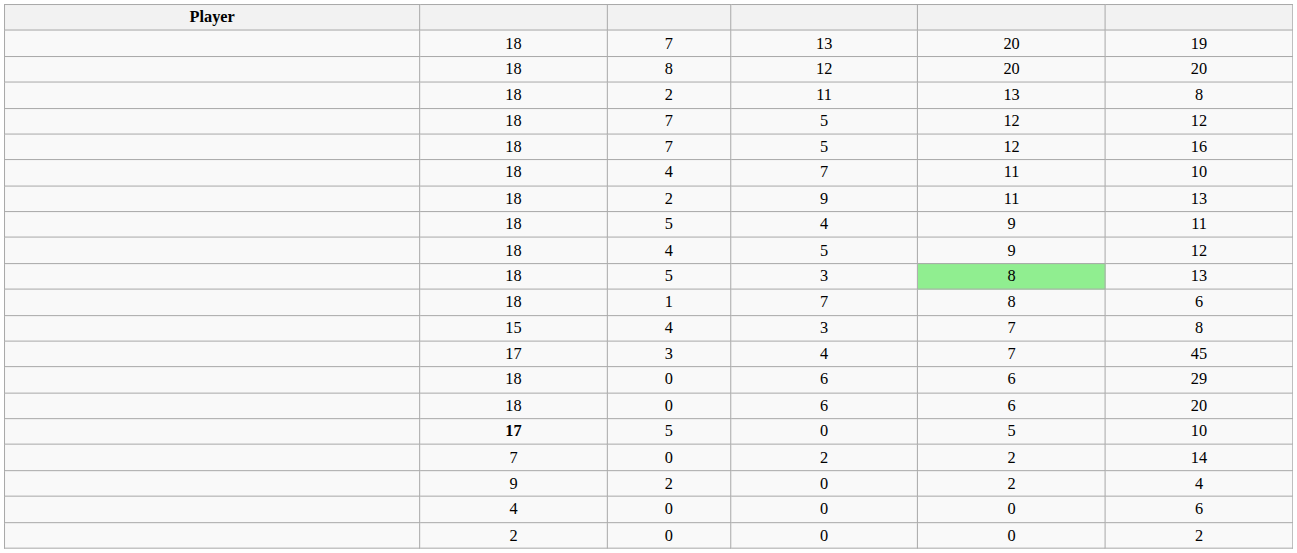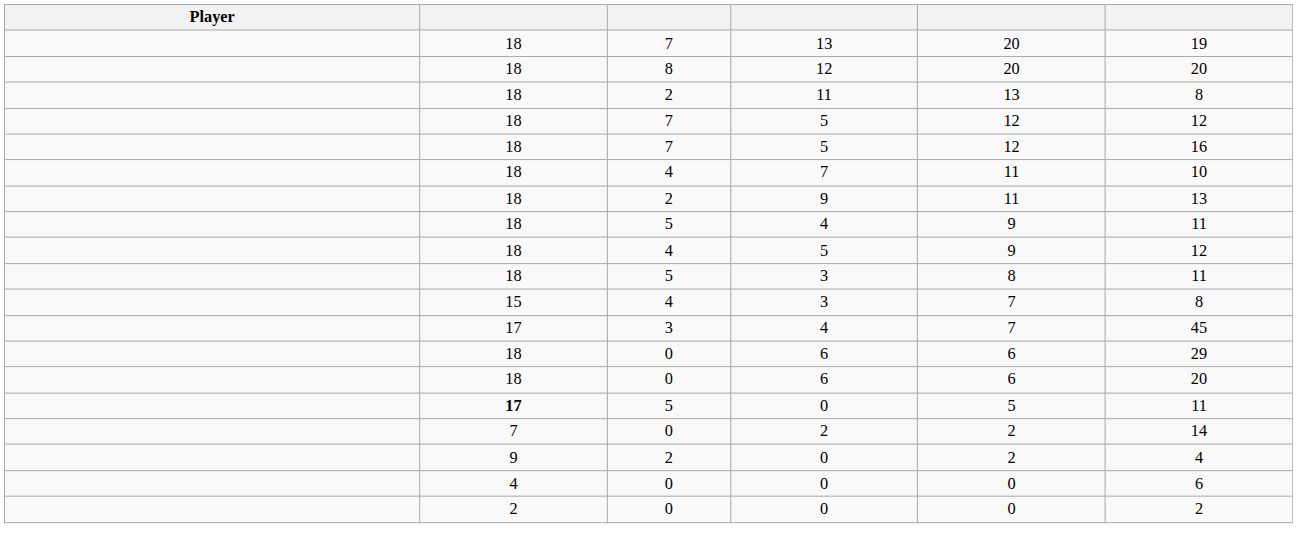(1012, 276) lightgreen background -> (1012, 276) no background
(1199, 276) 13 -> (1199, 276) 11
- row: (669, 302)
(1199, 431) 10 -> (1199, 405) 11
